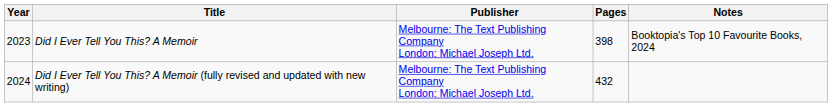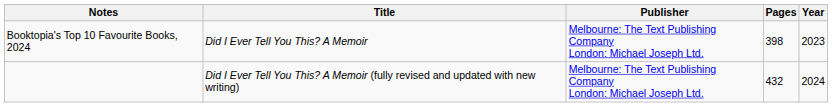columns swapped: (19, 12) <-> (728, 12)
